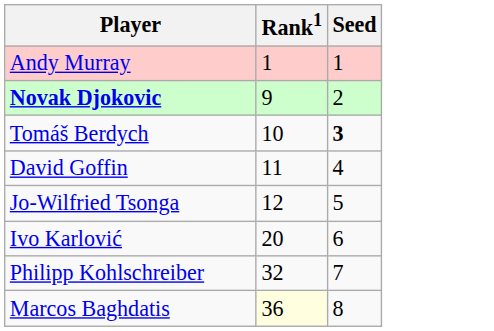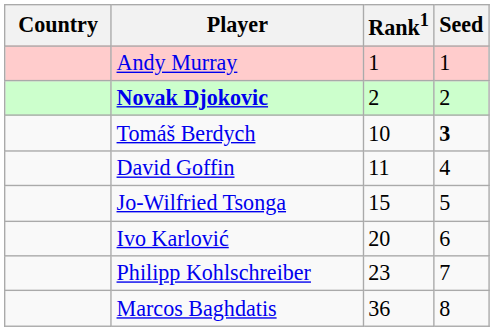+ column: (58, 24)
(267, 98) 9 -> (374, 98) 2
(272, 203) 12 -> (379, 203) 15
(272, 273) 32 -> (379, 273) 23
(272, 308) lightyellow background -> (379, 308) no background
